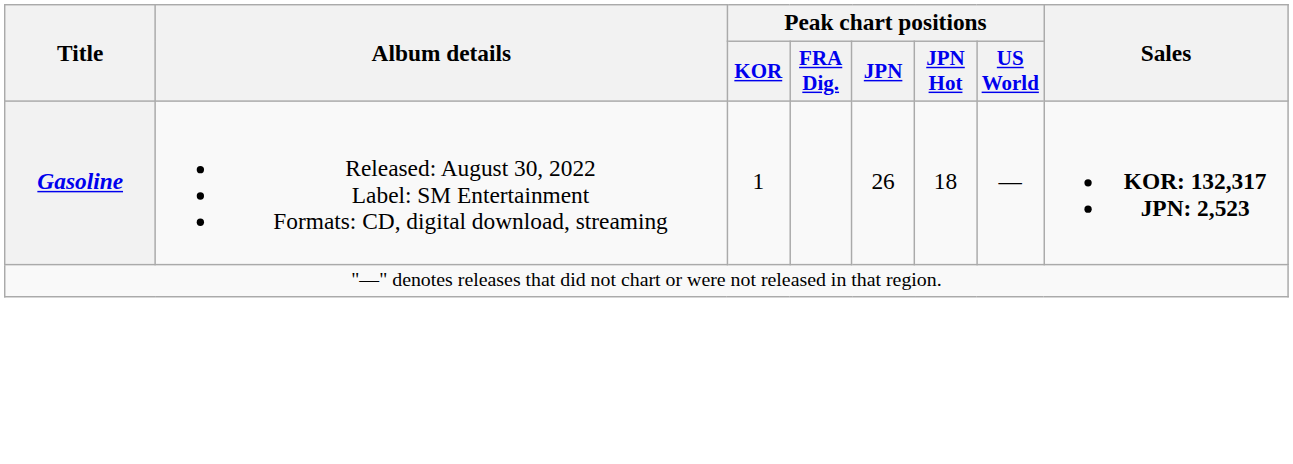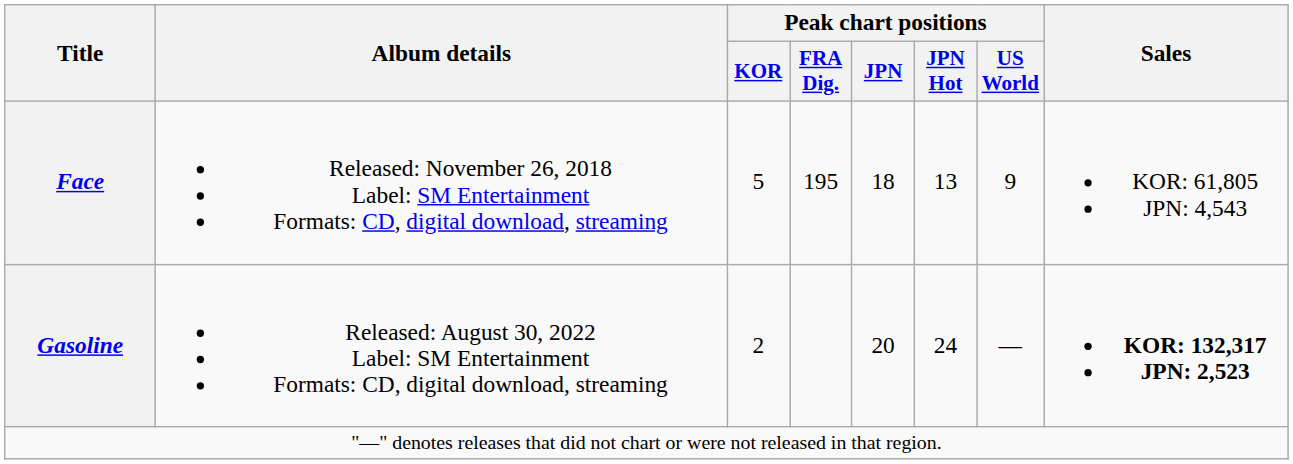+ row: (80, 182)
(758, 182) 1 -> (758, 344) 2
(883, 182) 26 -> (883, 344) 20
(946, 182) 18 -> (946, 344) 24
